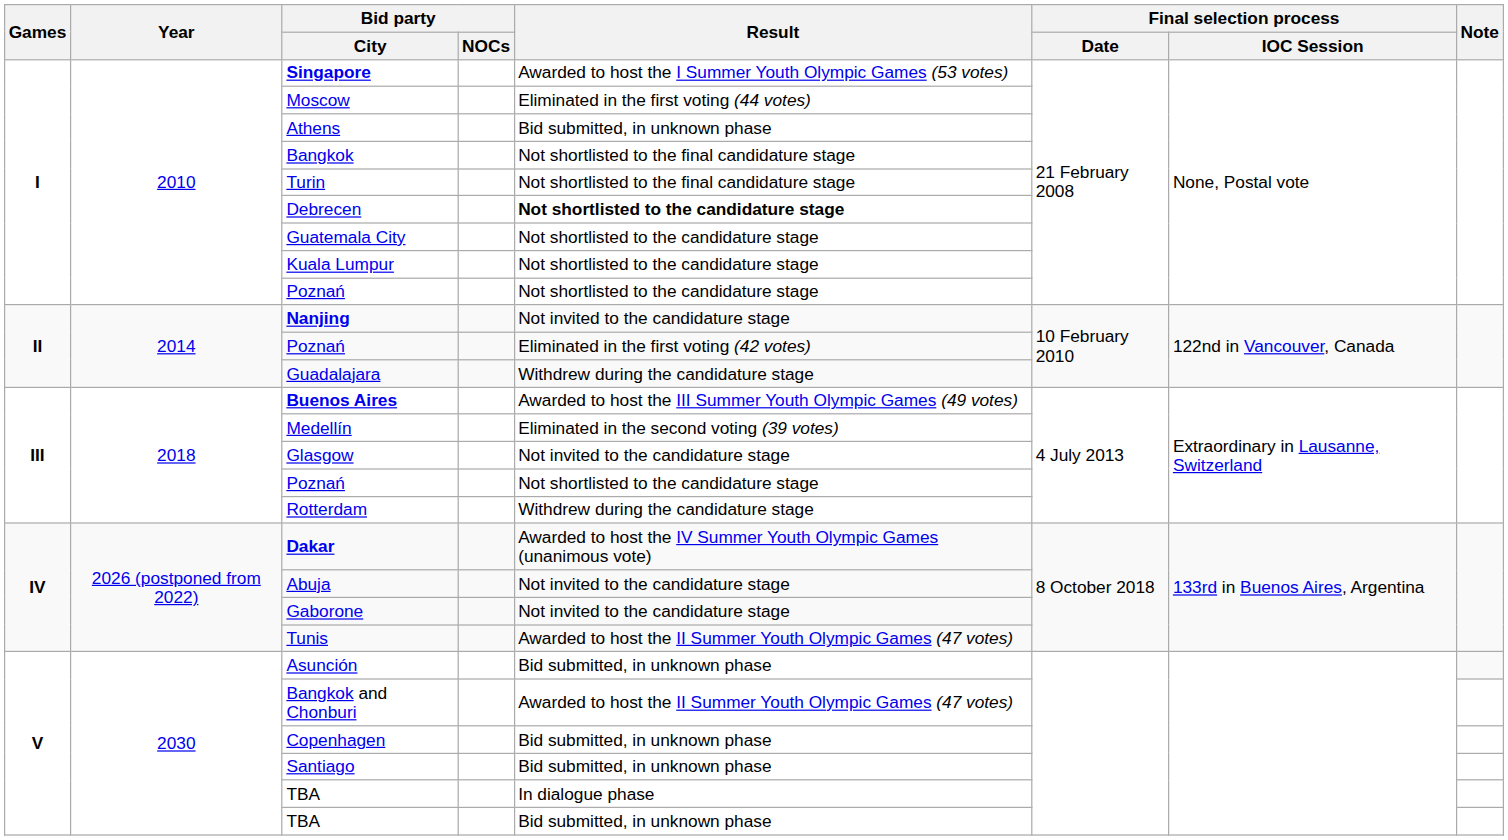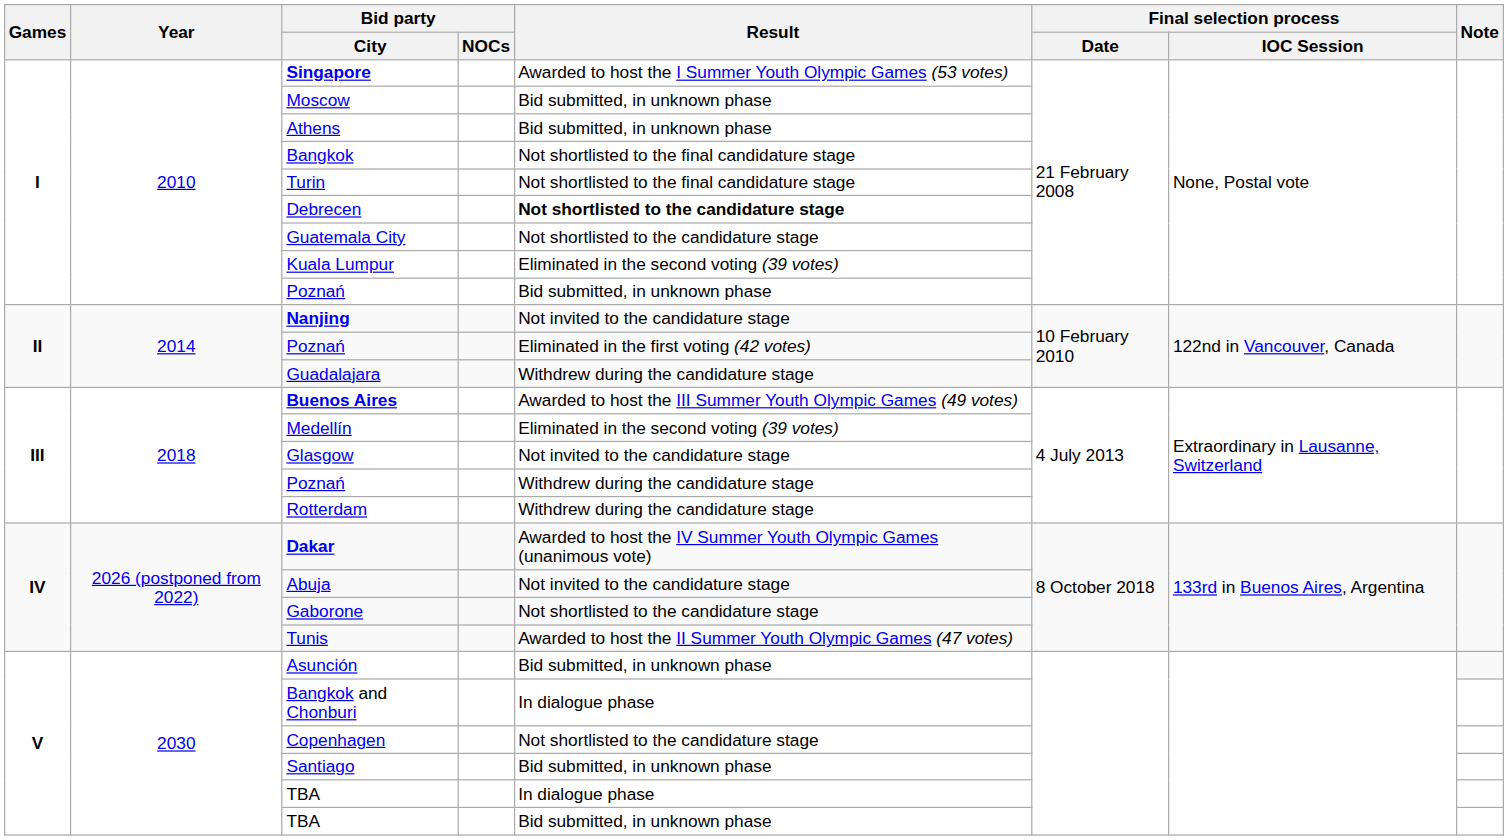(665, 101) Eliminated in the first voting (44 votes) -> (645, 101) Bid submitted, in unknown phase
(668, 264) Not shortlisted to the candidature stage -> (678, 264) Eliminated in the second voting (39 votes)
(668, 292) Not shortlisted to the candidature stage -> (645, 292) Bid submitted, in unknown phase
(668, 483) Not shortlisted to the candidature stage -> (666, 483) Withdrew during the candidature stage
(654, 611) Not invited to the candidature stage -> (668, 611) Not shortlisted to the candidature stage
(766, 703) Awarded to host the II Summer Youth Olympic Games (47 votes) -> (586, 703) In dialogue phase
(645, 740) Bid submitted, in unknown phase -> (668, 740) Not shortlisted to the candidature stage
